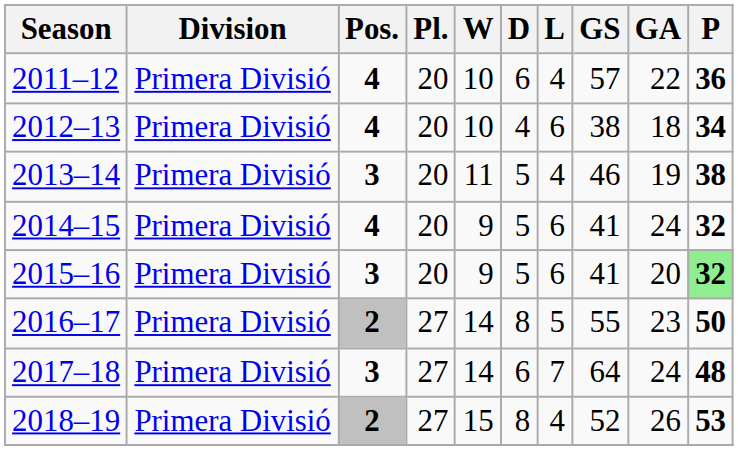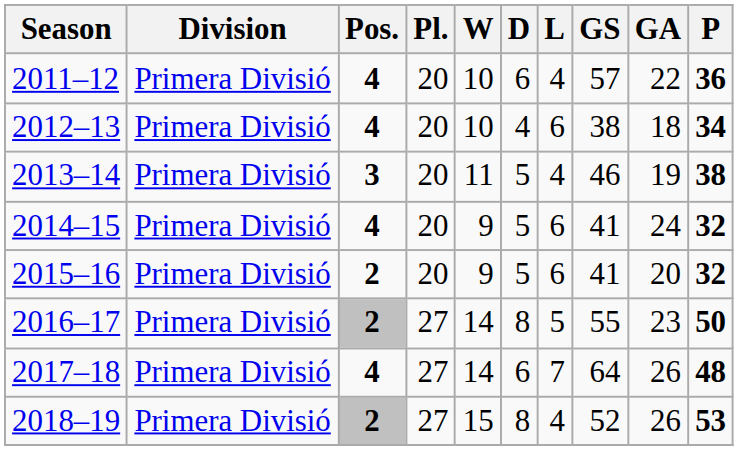(372, 273) 3 -> (372, 273) 2
(711, 273) lightgreen background -> (711, 273) no background
(372, 371) 3 -> (372, 371) 4
(666, 371) 24 -> (666, 371) 26
